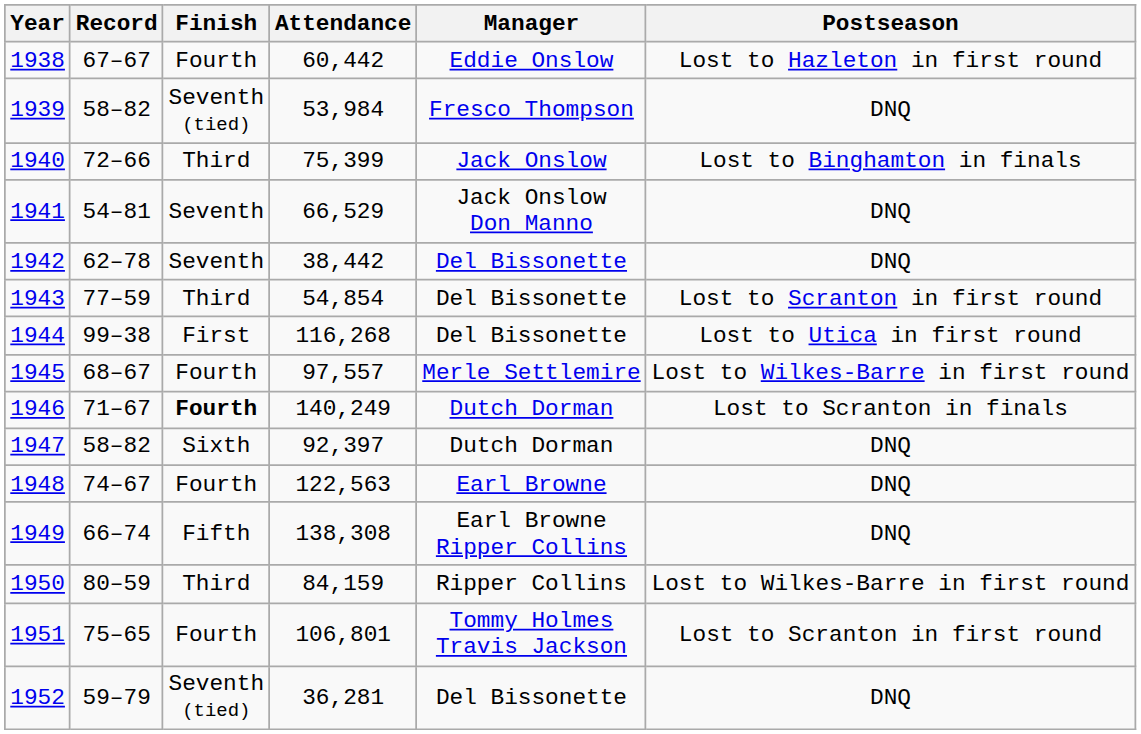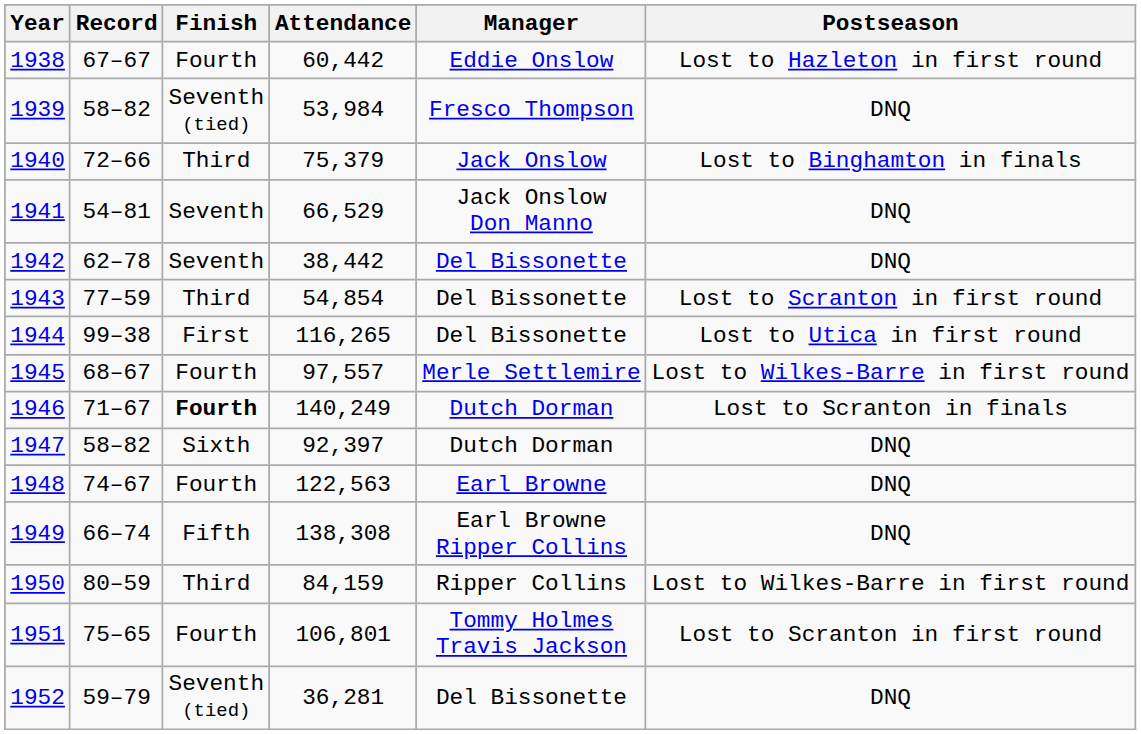(343, 161) 75,399 -> (343, 161) 75,379
(343, 335) 116,268 -> (343, 335) 116,265
